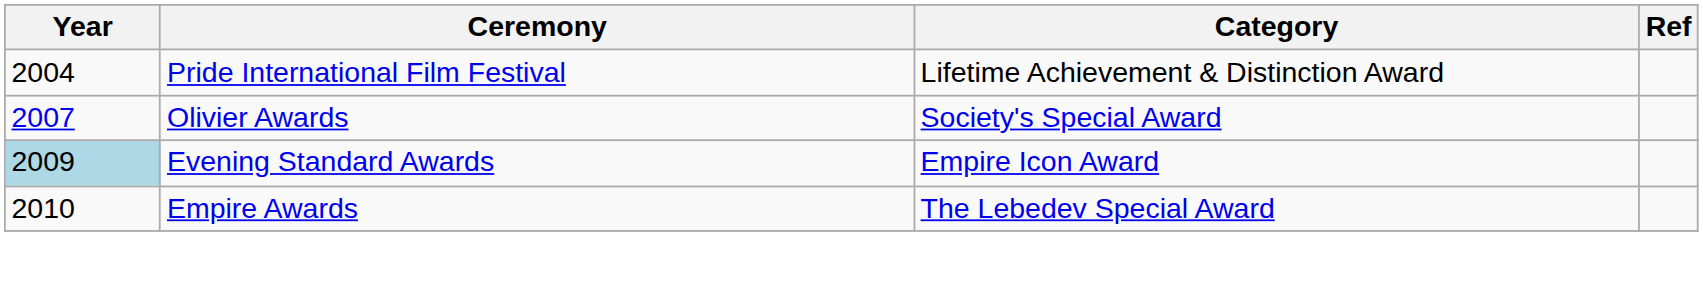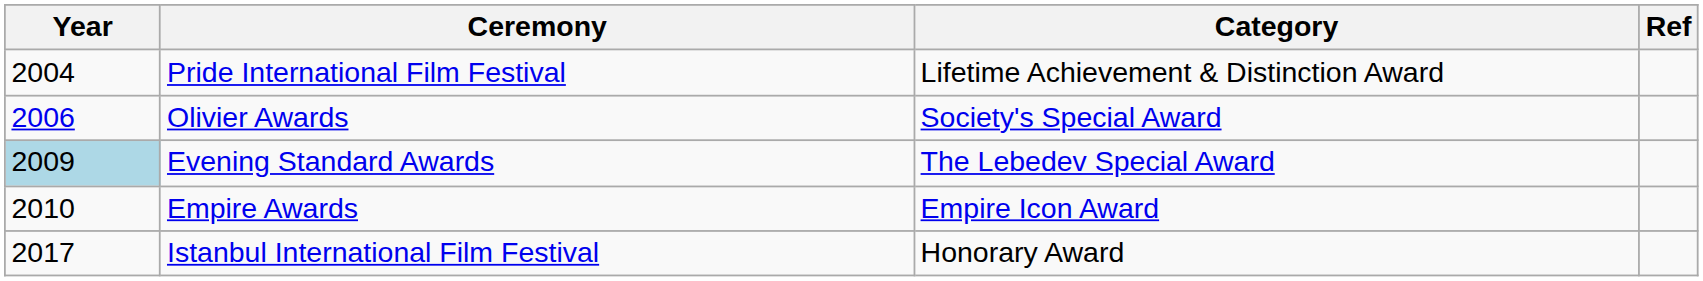(43, 117) 2007 -> (43, 117) 2006
(1040, 162) Empire Icon Award -> (1098, 162) The Lebedev Special Award
(1098, 207) The Lebedev Special Award -> (1040, 207) Empire Icon Award
+ row: (383, 252)
